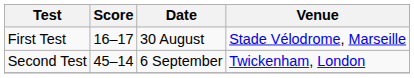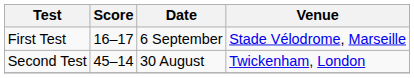(172, 38) 30 August -> (181, 38) 6 September
(181, 61) 6 September -> (172, 61) 30 August
